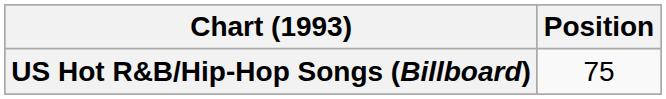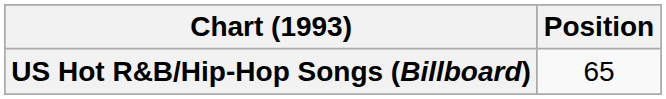(599, 71) 75 -> (599, 71) 65
